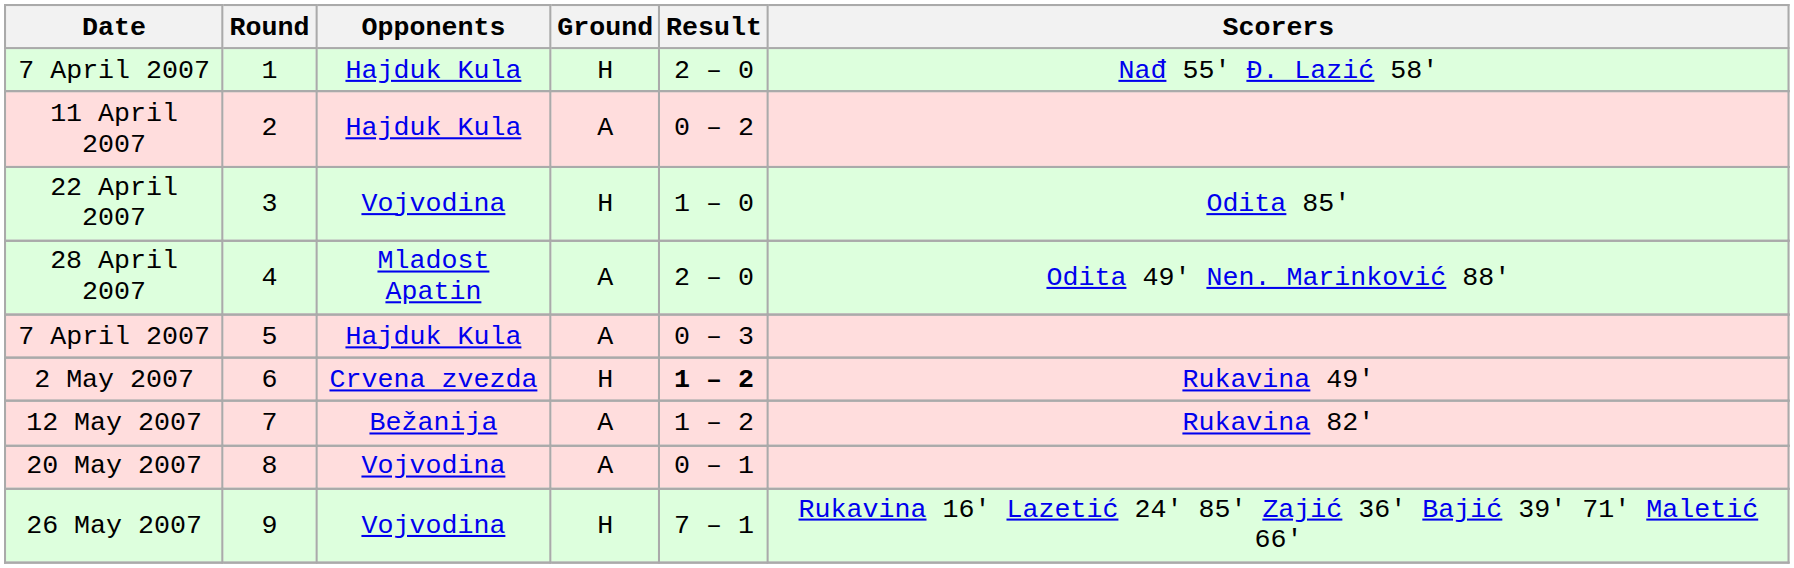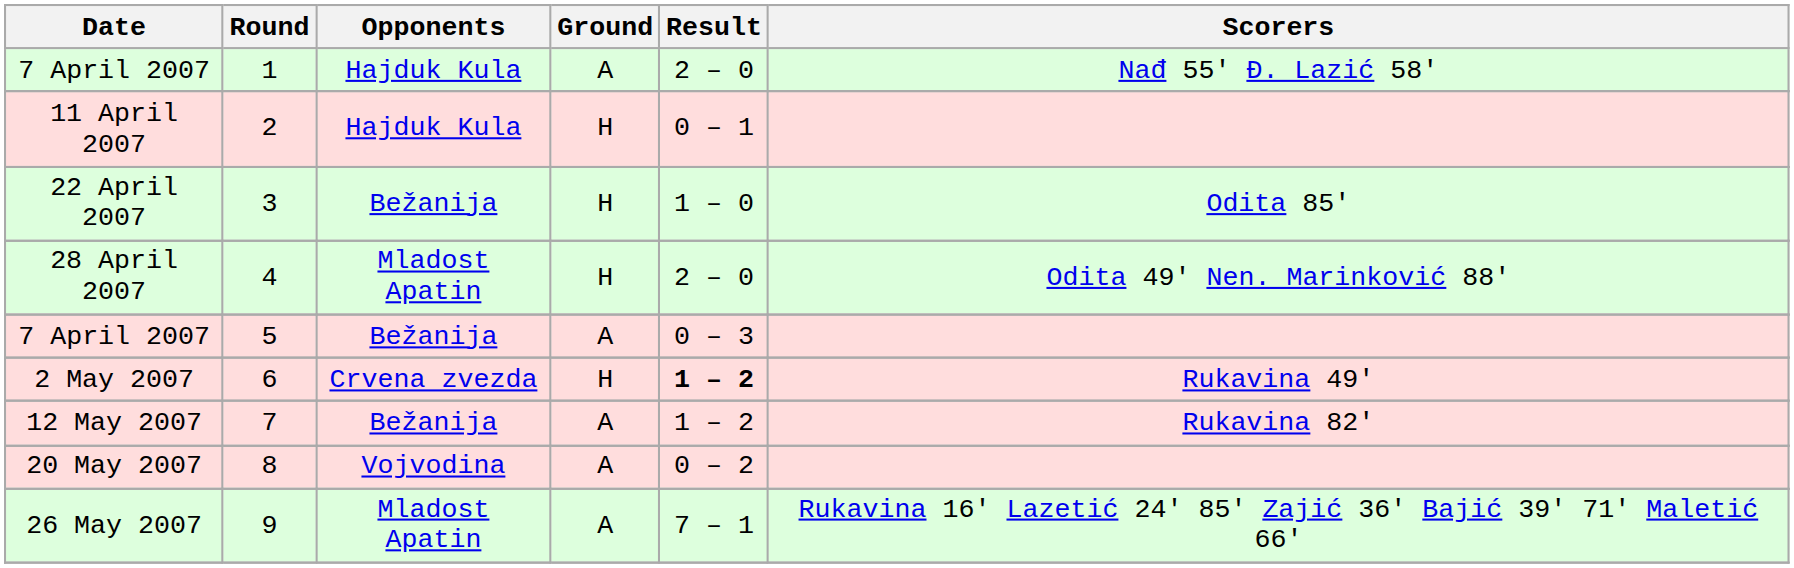(605, 70) H -> (605, 70) A
(605, 129) A -> (605, 129) H
(714, 129) 0 – 2 -> (714, 129) 0 – 1
(433, 203) Vojvodina -> (433, 203) Bežanija
(605, 277) A -> (605, 277) H
(433, 336) Hajduk Kula -> (433, 336) Bežanija
(714, 466) 0 – 1 -> (714, 466) 0 – 2
(433, 525) Vojvodina -> (433, 525) Mladost Apatin
(605, 525) H -> (605, 525) A
